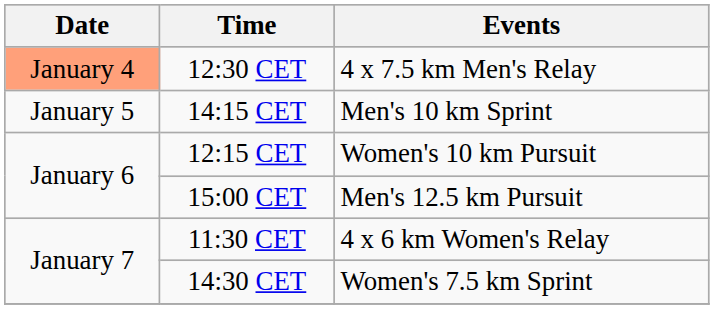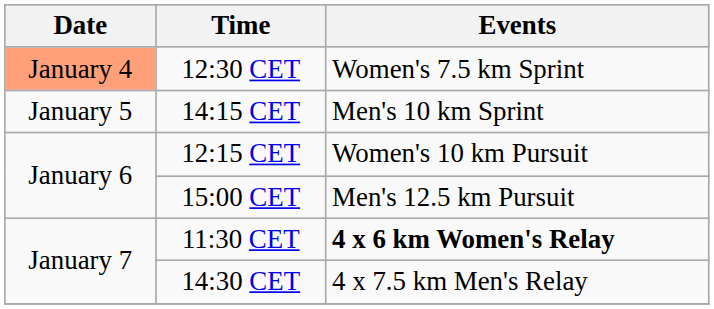(468, 68) 4 x 7.5 km Men's Relay -> (458, 68) Women's 7.5 km Sprint
(475, 238) normal -> (473, 238) bold
(466, 281) Women's 7.5 km Sprint -> (460, 281) 4 x 7.5 km Men's Relay
